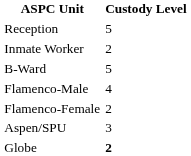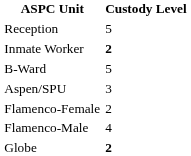(108, 48) normal -> (108, 48) bold
rows swapped: (46, 88) <-> (35, 128)
